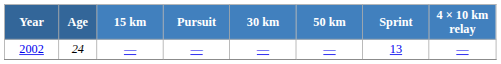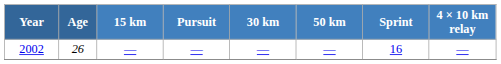(78, 49) 24 -> (78, 49) 26
(396, 49) 13 -> (396, 49) 16
